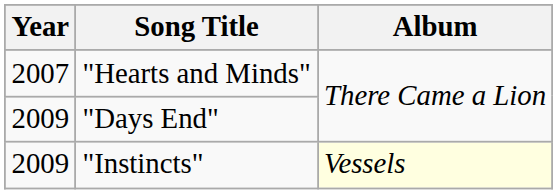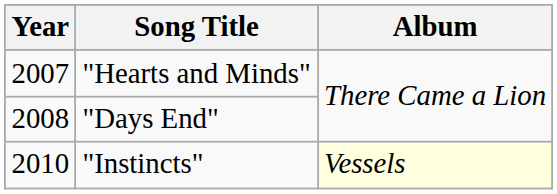(40, 118) 2009 -> (40, 118) 2008
(40, 164) 2009 -> (40, 164) 2010
